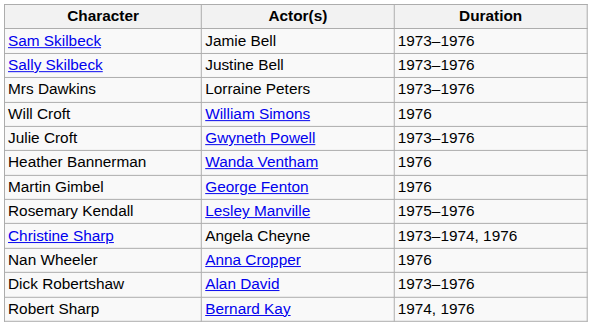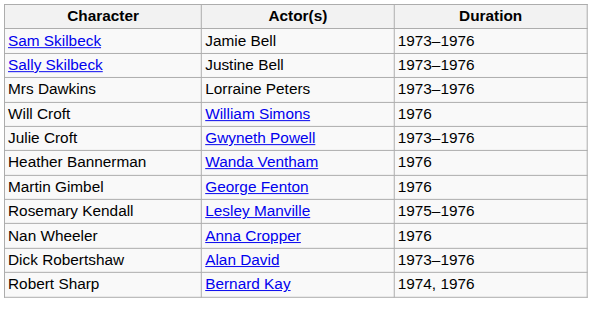- row: (61, 235)
